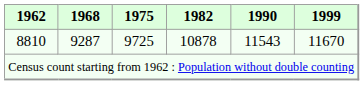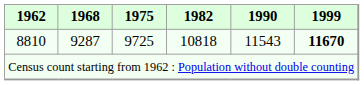(198, 41) 10878 -> (198, 41) 10818
(326, 41) normal -> (326, 41) bold
